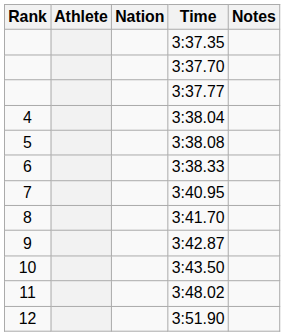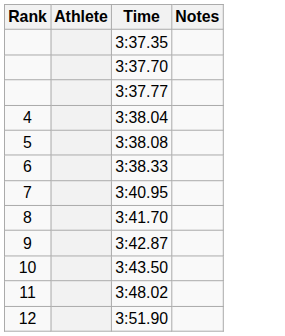- column: (140, 17)
